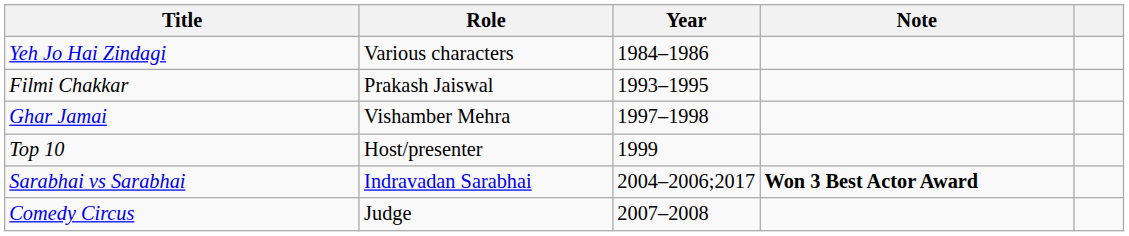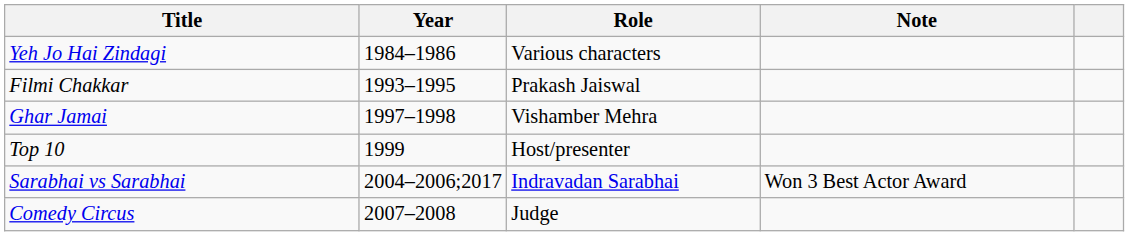columns swapped: (686, 20) <-> (486, 20)
(871, 181) bold -> (865, 181) normal
